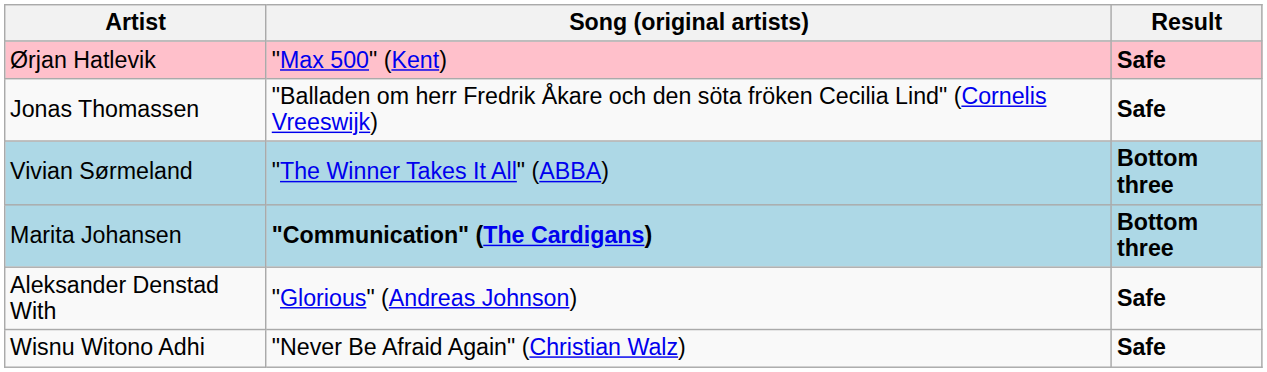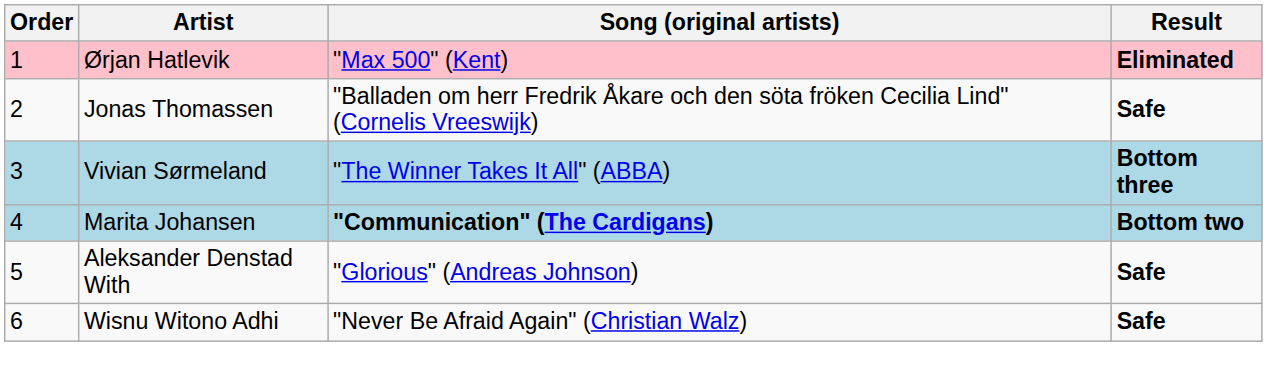+ column: (42, 22)
(1141, 59) Safe -> (1175, 59) Eliminated
(1158, 235) Bottom three -> (1180, 222) Bottom two
